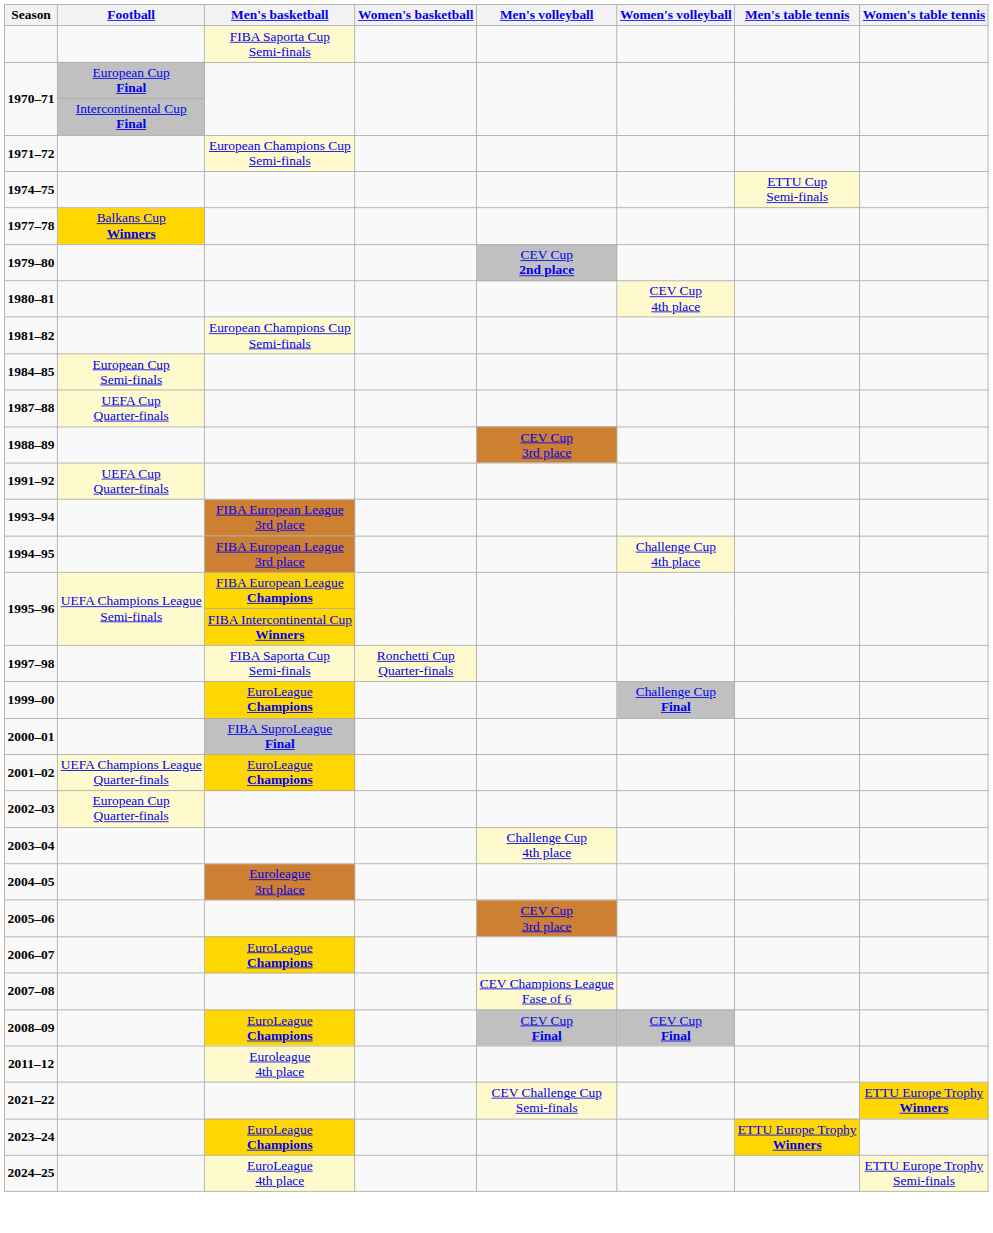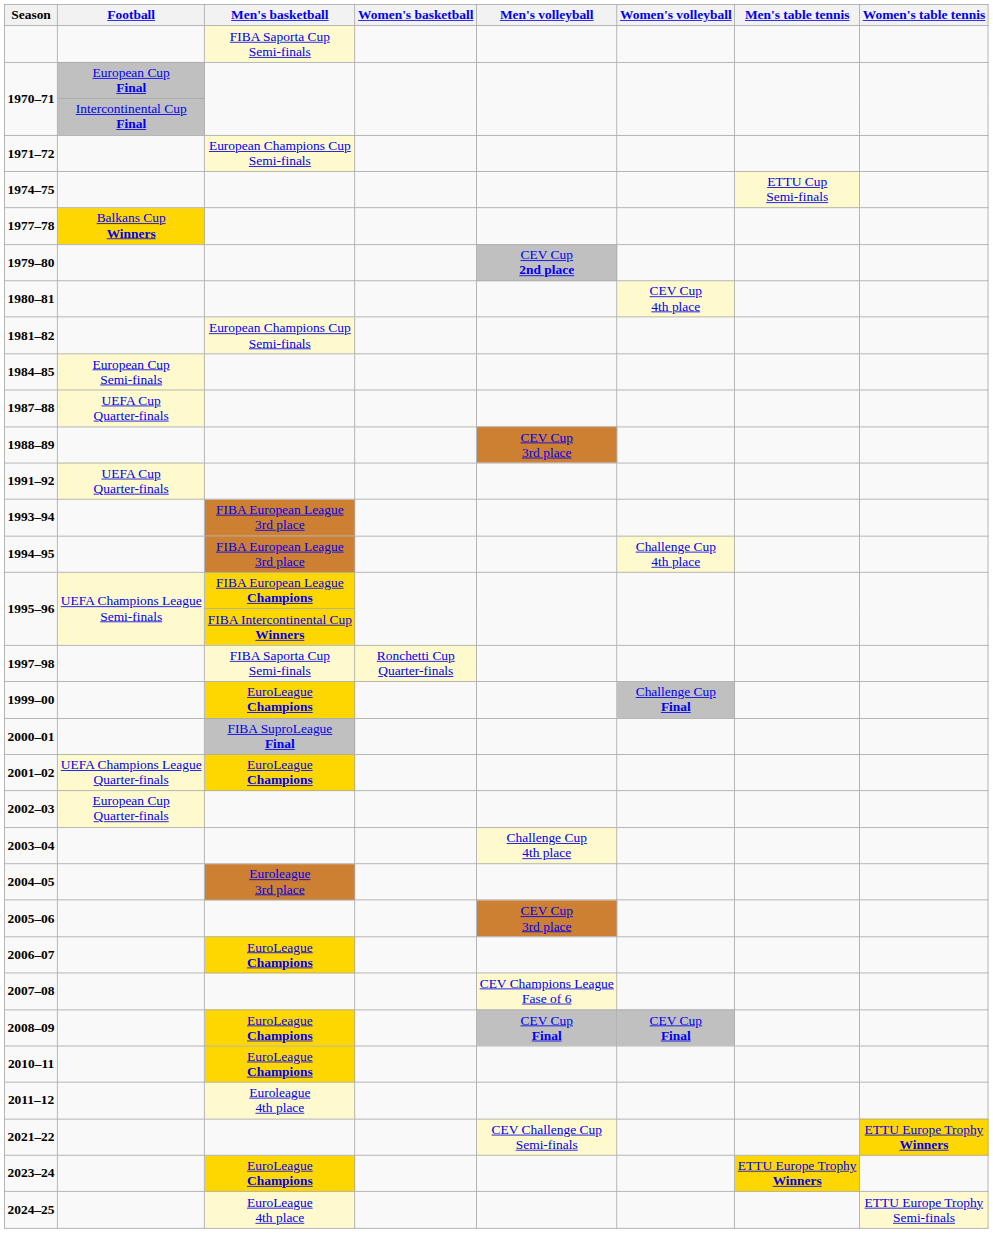+ row: (31, 1064)
